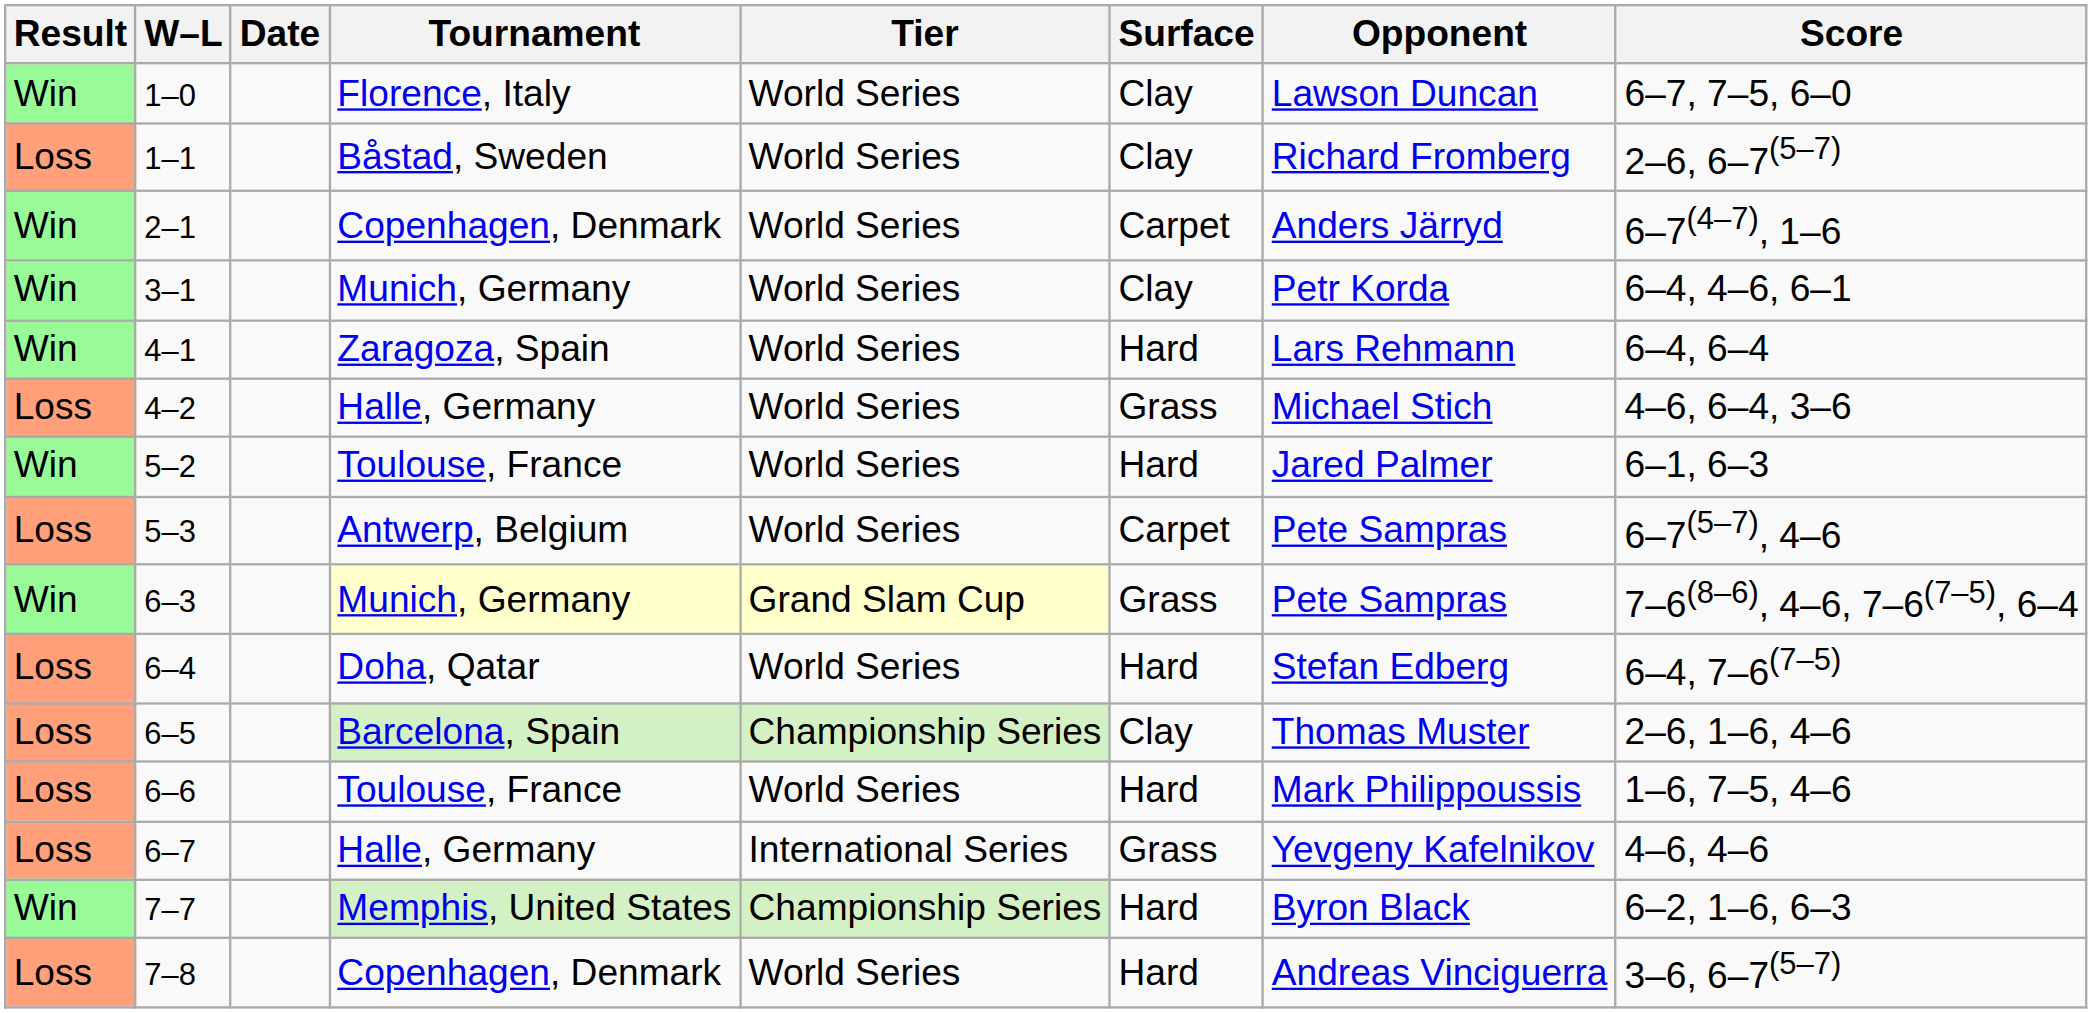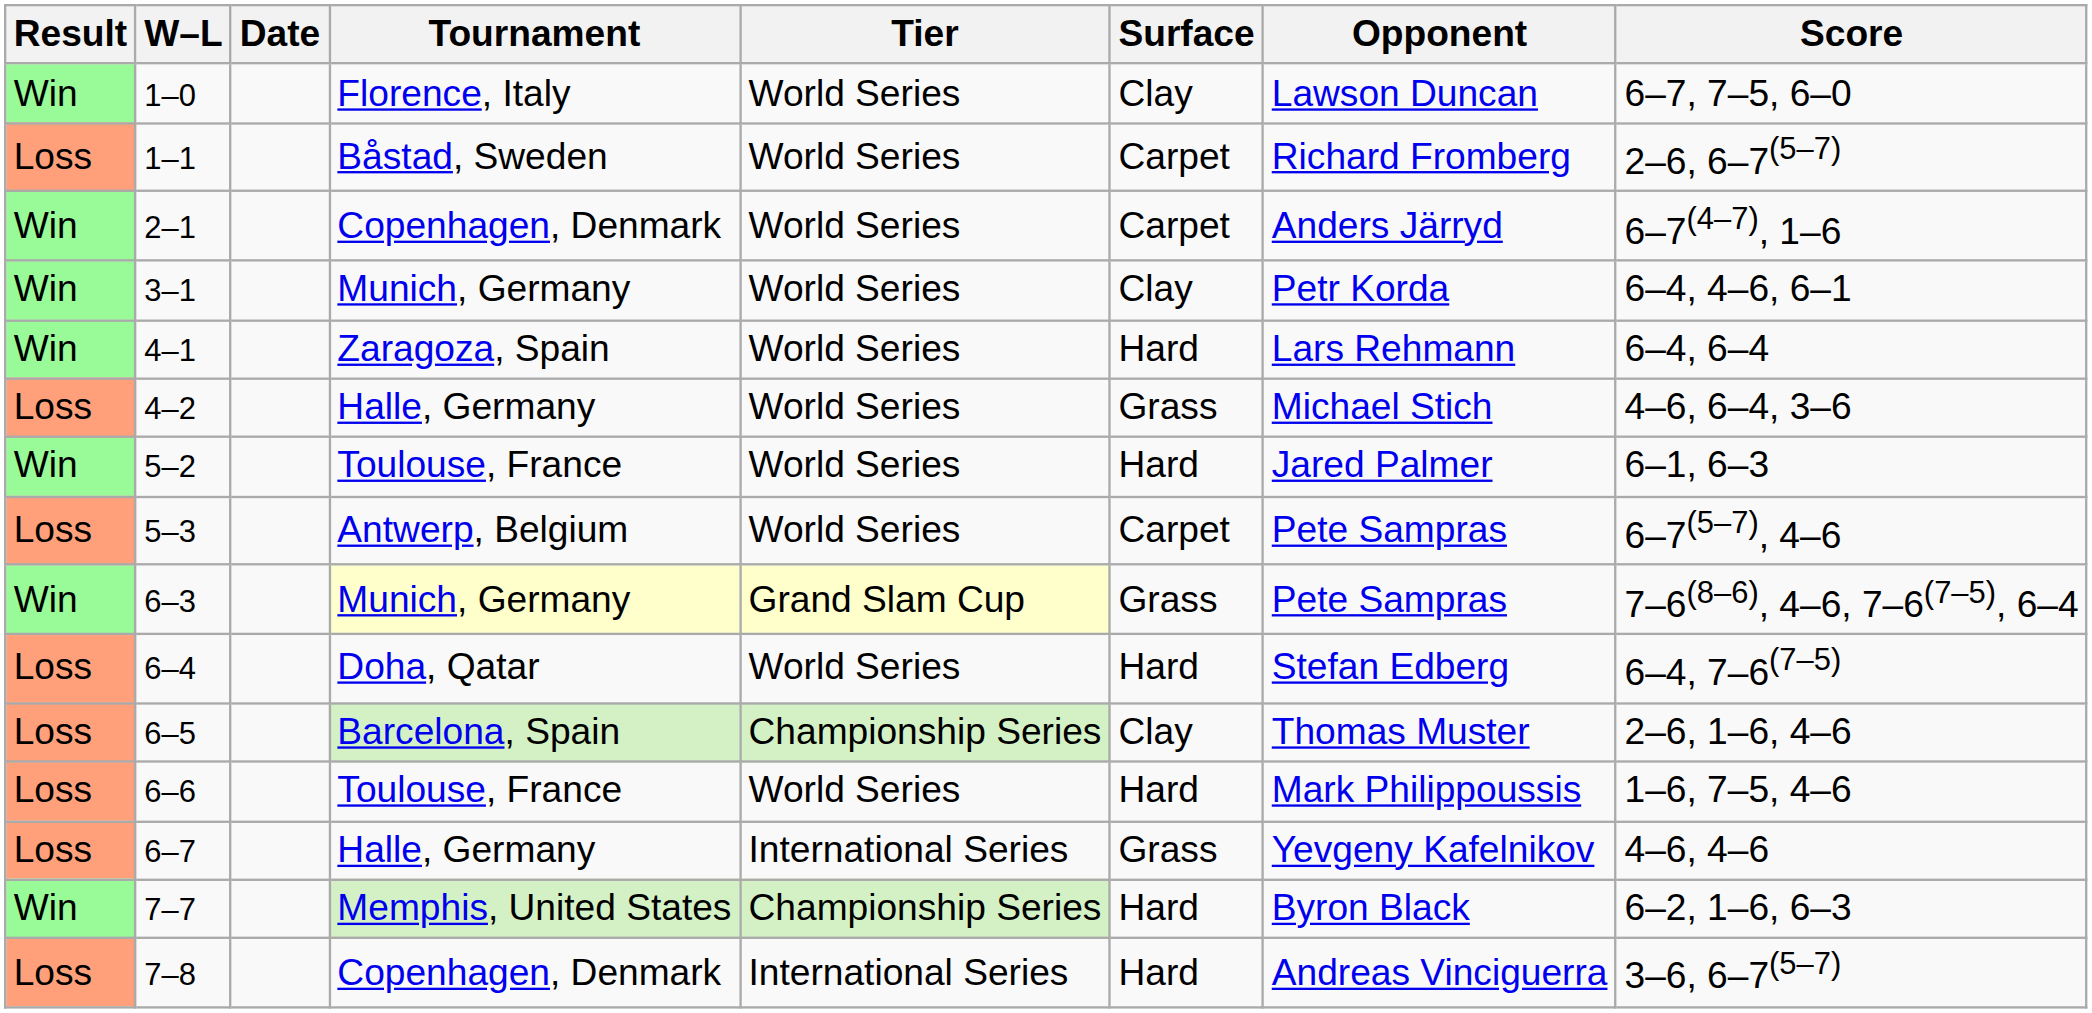(1156, 156) Clay -> (1174, 156) Carpet
(854, 972) World Series -> (908, 972) International Series
